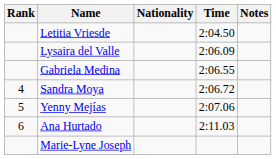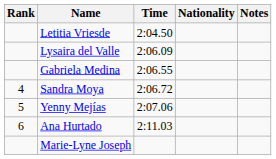columns swapped: (165, 13) <-> (217, 13)
